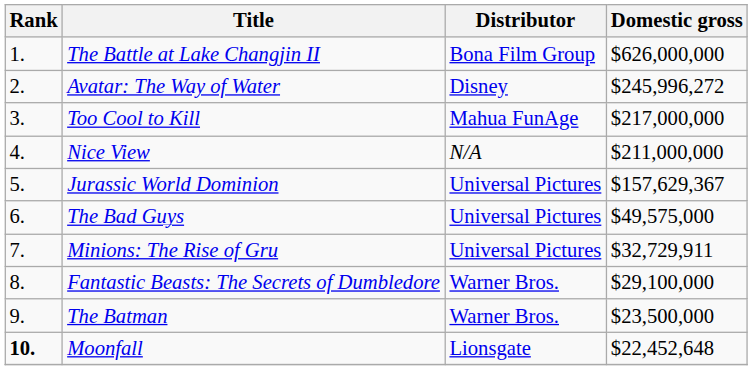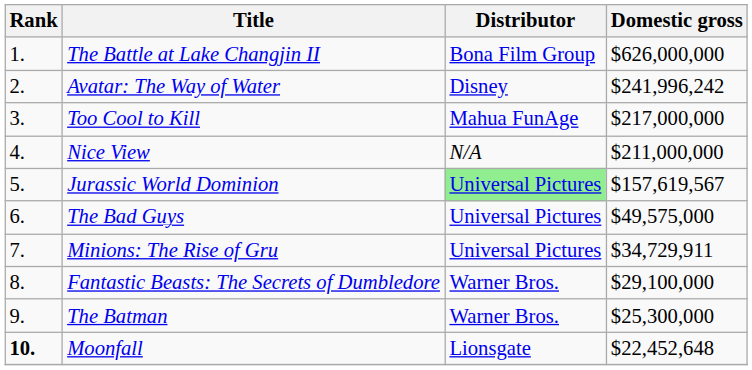(668, 86) $245,996,272 -> (668, 86) $241,996,242
(525, 184) no background -> (525, 184) lightgreen background
(668, 184) $157,629,367 -> (668, 184) $157,619,567
(662, 250) $32,729,911 -> (662, 250) $34,729,911
(662, 315) $23,500,000 -> (662, 315) $25,300,000
